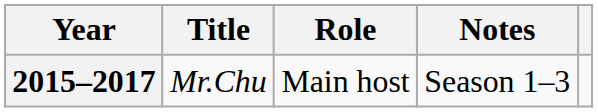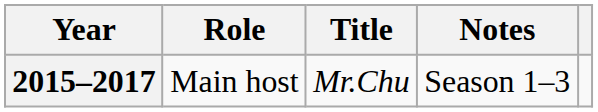columns swapped: (219, 29) <-> (346, 29)
